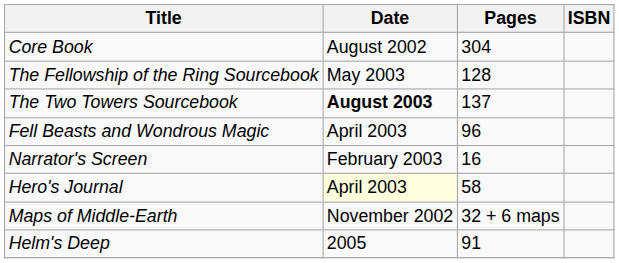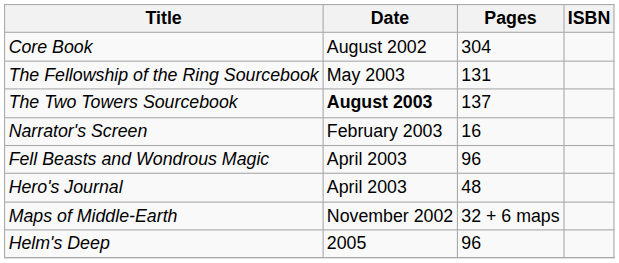(476, 74) 128 -> (476, 74) 131
rows swapped: (139, 131) <-> (78, 159)
(367, 187) lightyellow background -> (367, 187) no background
(471, 187) 58 -> (471, 187) 48
(471, 243) 91 -> (471, 243) 96
